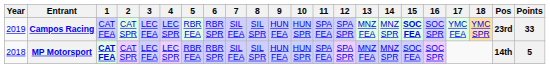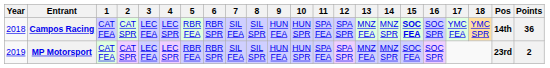(16, 29) 2019 -> (16, 29) 2018
(503, 29) 23rd -> (503, 29) 14th
(530, 29) 33 -> (529, 29) 36
(16, 52) 2018 -> (16, 52) 2019
(107, 52) bold -> (107, 52) normal
(503, 52) 14th -> (503, 52) 23rd
(530, 52) 5 -> (529, 52) 2
